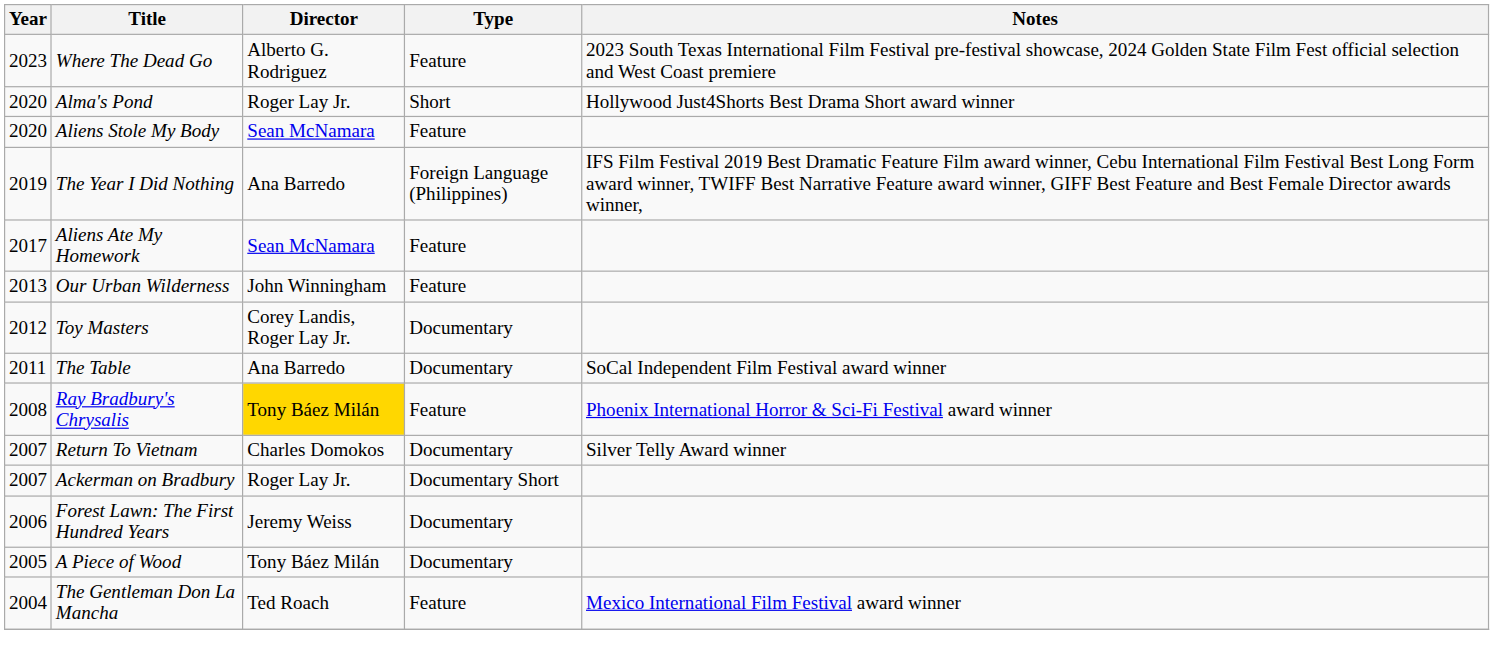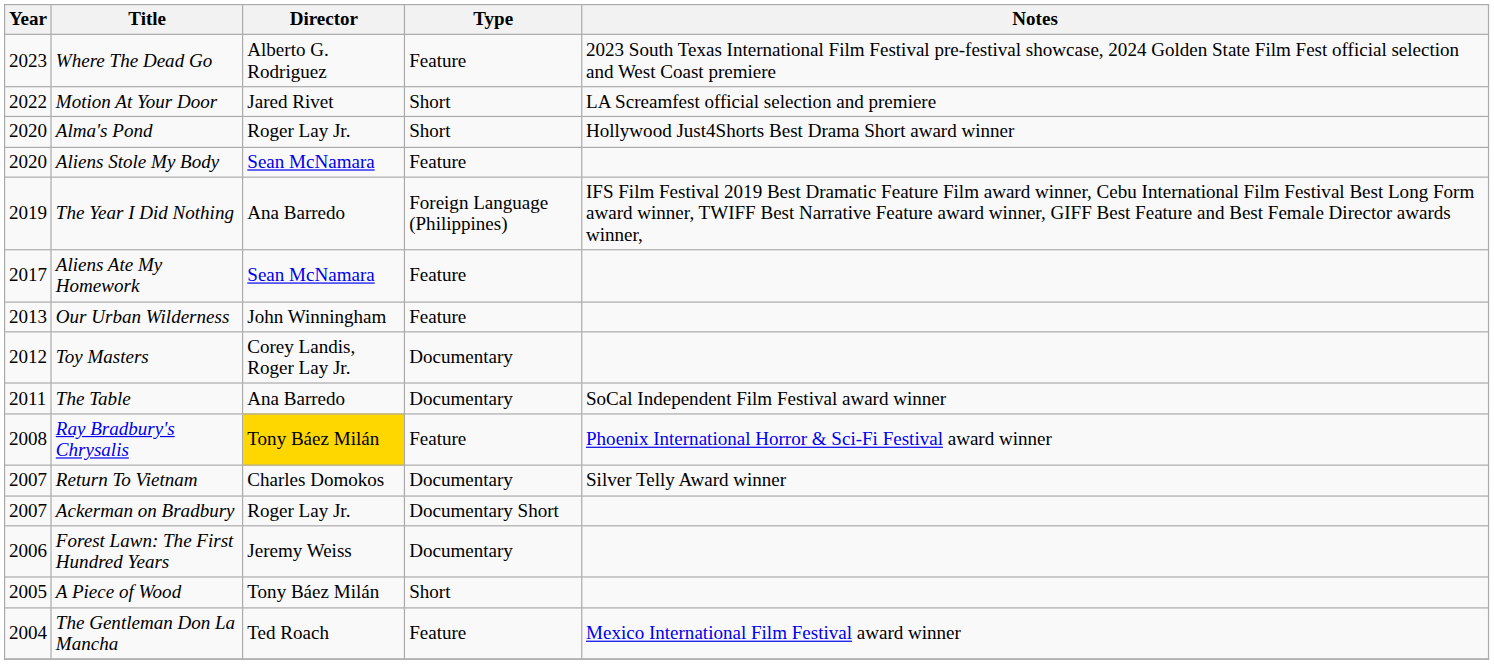+ row: (137, 101)
(461, 562) Documentary -> (430, 592) Short
